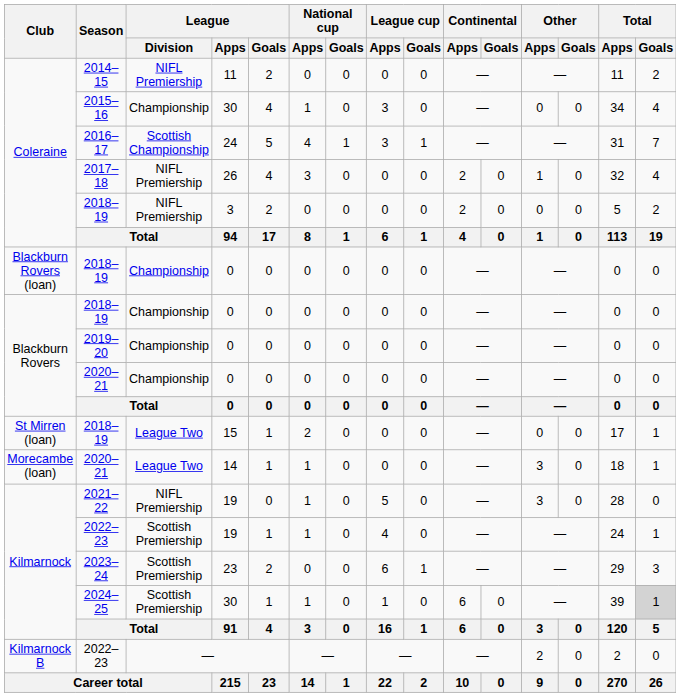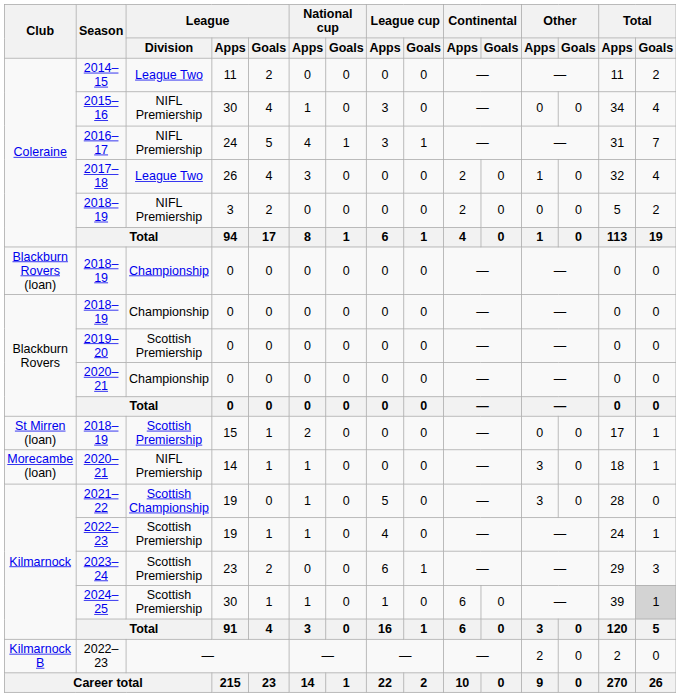(169, 75) NIFL Premiership -> (169, 75) League Two
(169, 108) Championship -> (169, 108) NIFL Premiership
(169, 142) Scottish Championship -> (169, 142) NIFL Premiership
(169, 176) NIFL Premiership -> (169, 176) League Two
(169, 345) Championship -> (169, 345) Scottish Premiership
(169, 433) League Two -> (169, 433) Scottish Premiership
(169, 466) League Two -> (169, 466) NIFL Premiership
(169, 500) NIFL Premiership -> (169, 500) Scottish Championship
